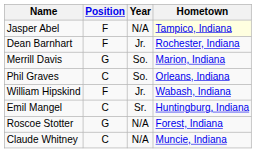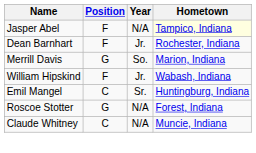- row: (33, 76)
